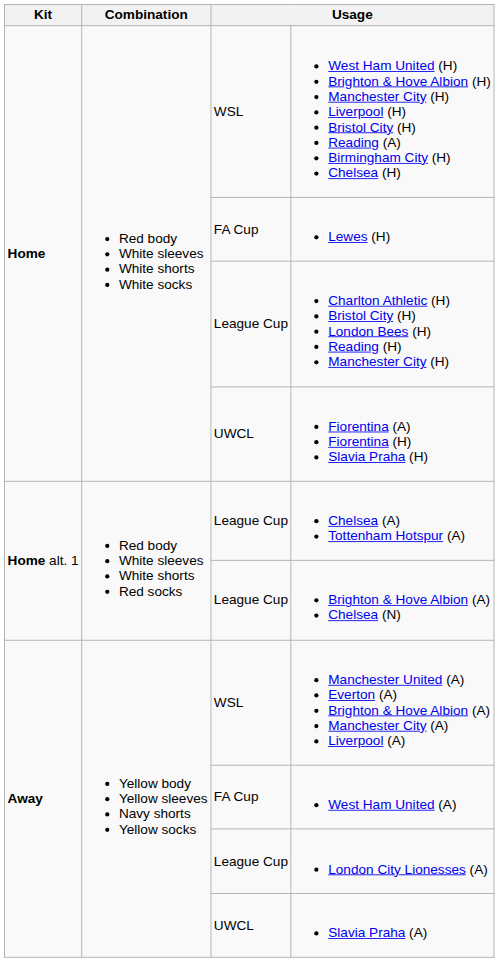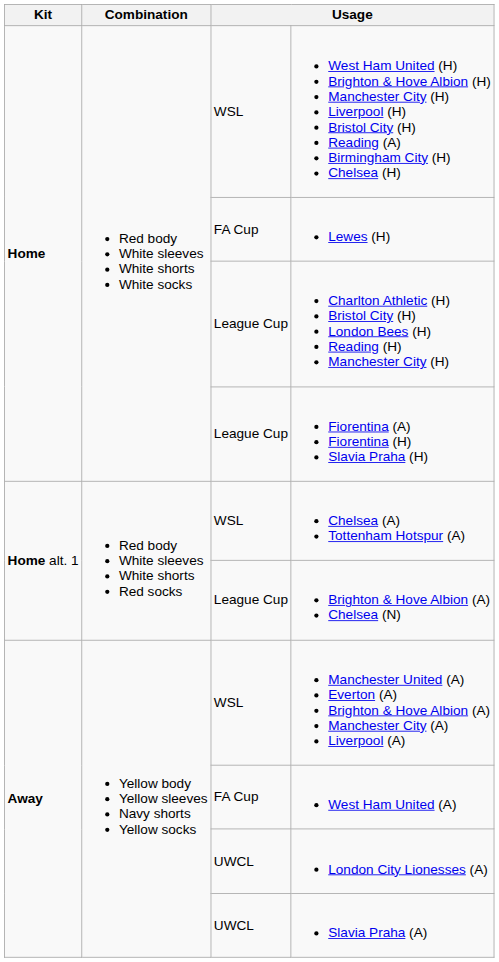(234, 433) UWCL -> (251, 433) League Cup
(251, 520) League Cup -> (229, 520) WSL
(251, 861) League Cup -> (234, 861) UWCL
